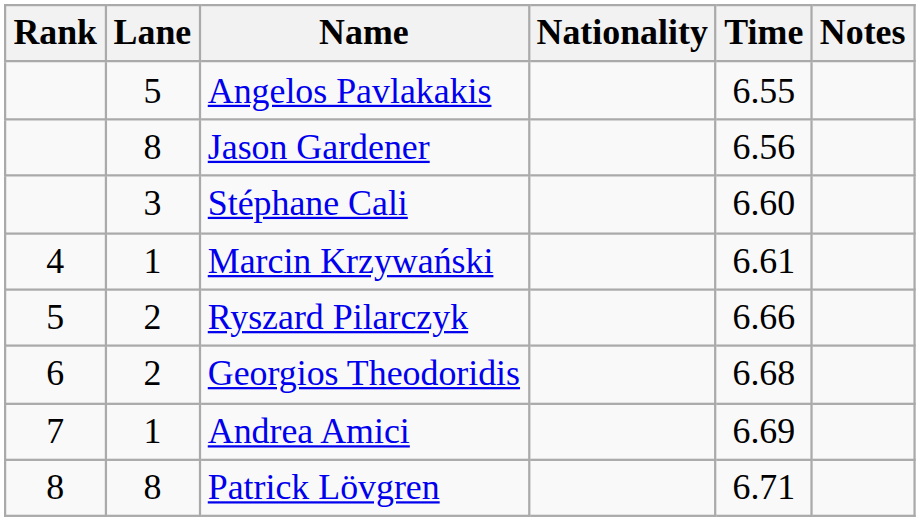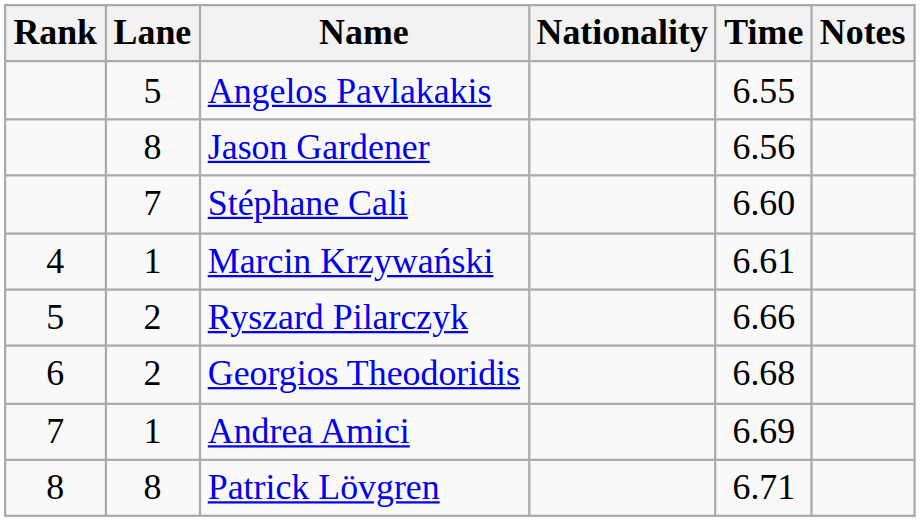(152, 203) 3 -> (152, 203) 7
